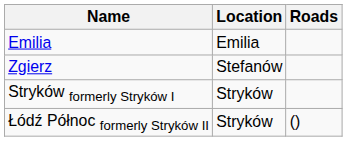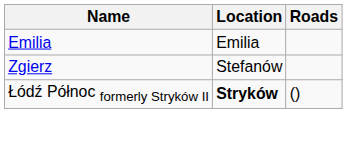- row: (91, 94)
(244, 122) normal -> (247, 94) bold
